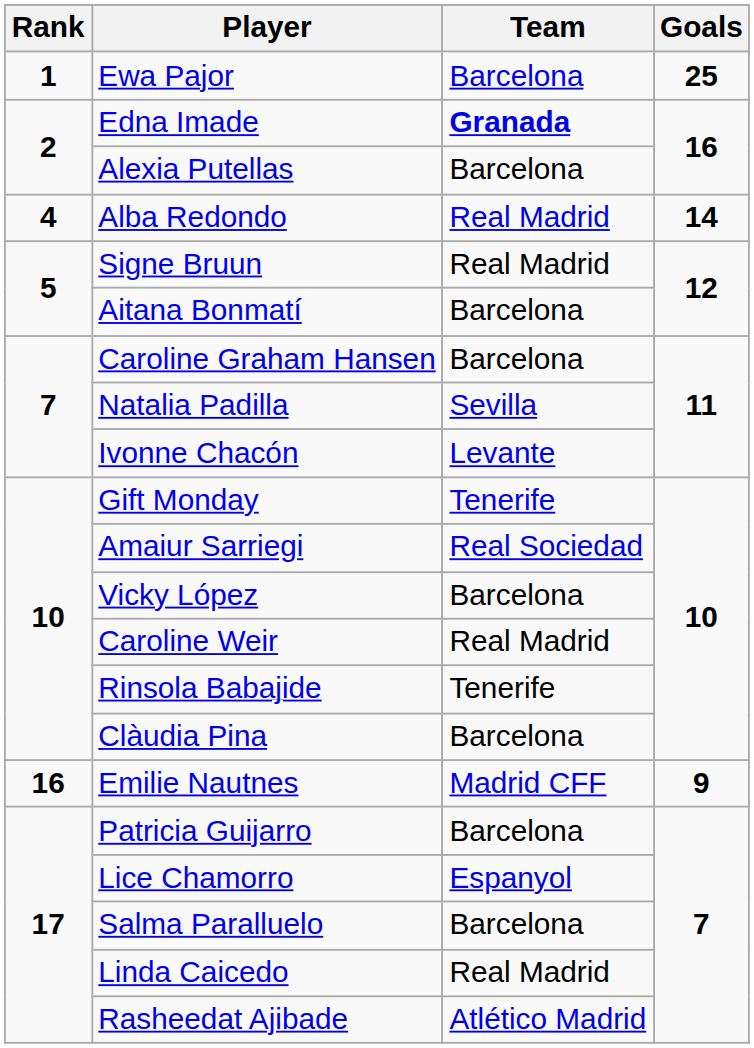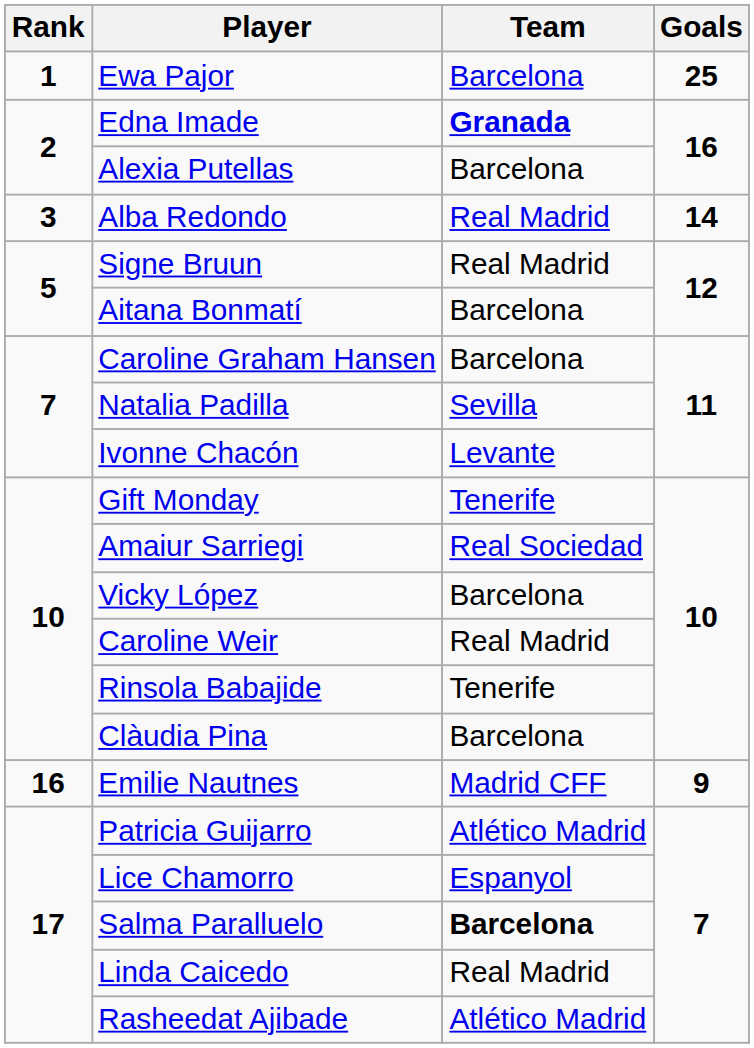(48, 216) 4 -> (48, 216) 3
(516, 830) Barcelona -> (548, 830) Atlético Madrid
(516, 924) normal -> (521, 924) bold
